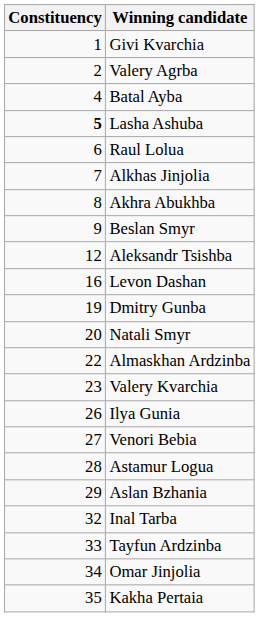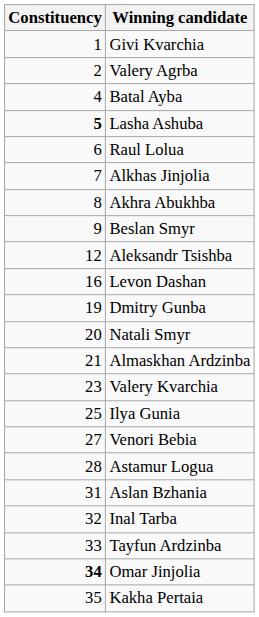(93, 360) 22 -> (93, 360) 21
(93, 413) 26 -> (93, 413) 25
(93, 492) 29 -> (93, 492) 31
(93, 571) normal -> (93, 571) bold
